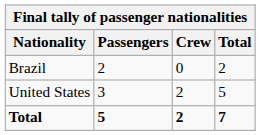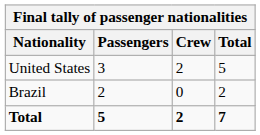rows swapped: (49, 92) <-> (27, 67)
